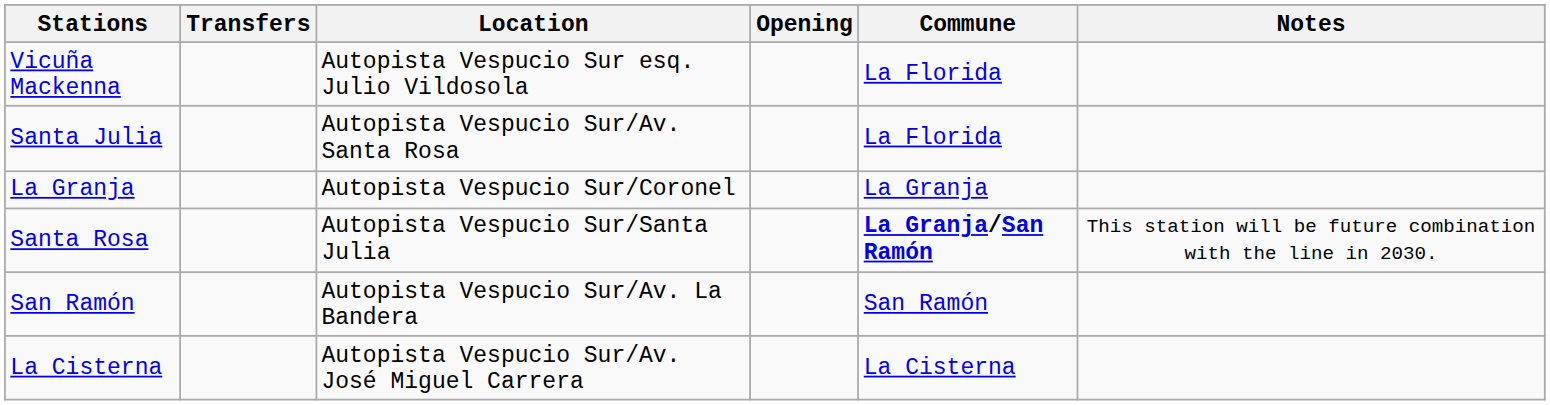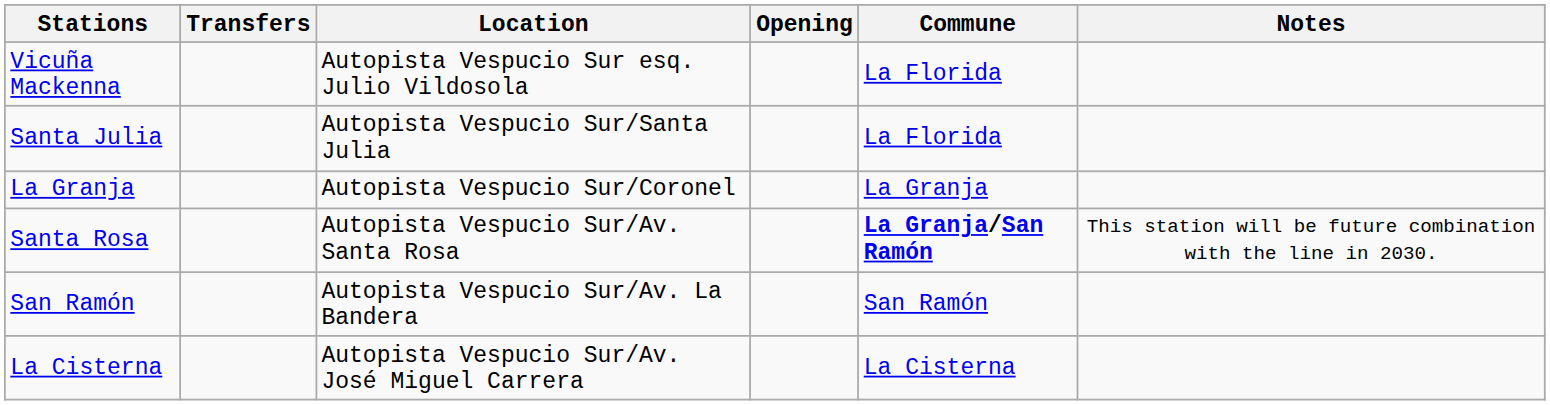(501, 138) Autopista Vespucio Sur/Av. Santa Rosa -> (515, 138) Autopista Vespucio Sur/Santa Julia
(515, 240) Autopista Vespucio Sur/Santa Julia -> (501, 240) Autopista Vespucio Sur/Av. Santa Rosa
